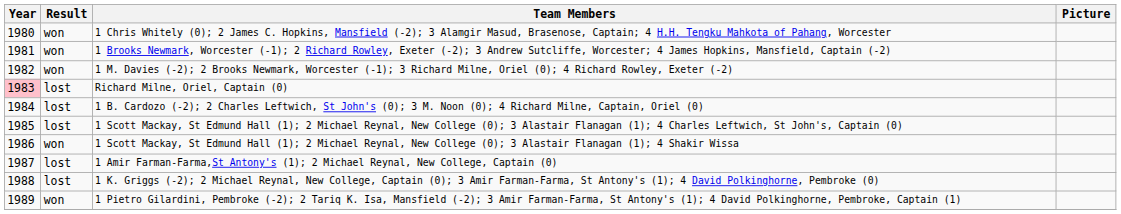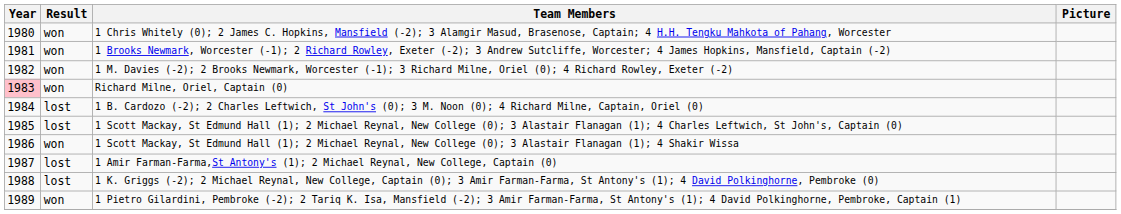(57, 88) lost -> (54, 88) won
